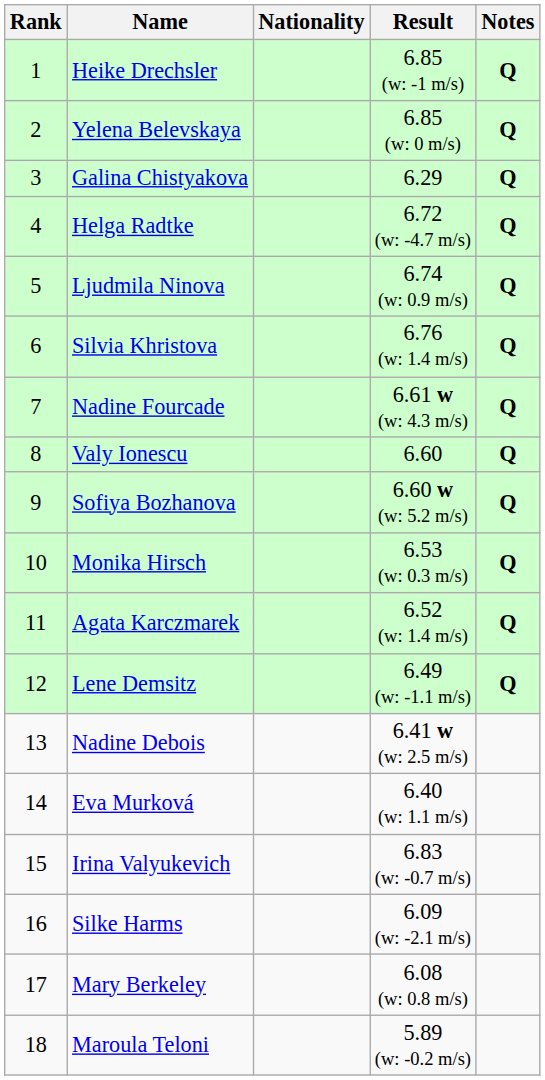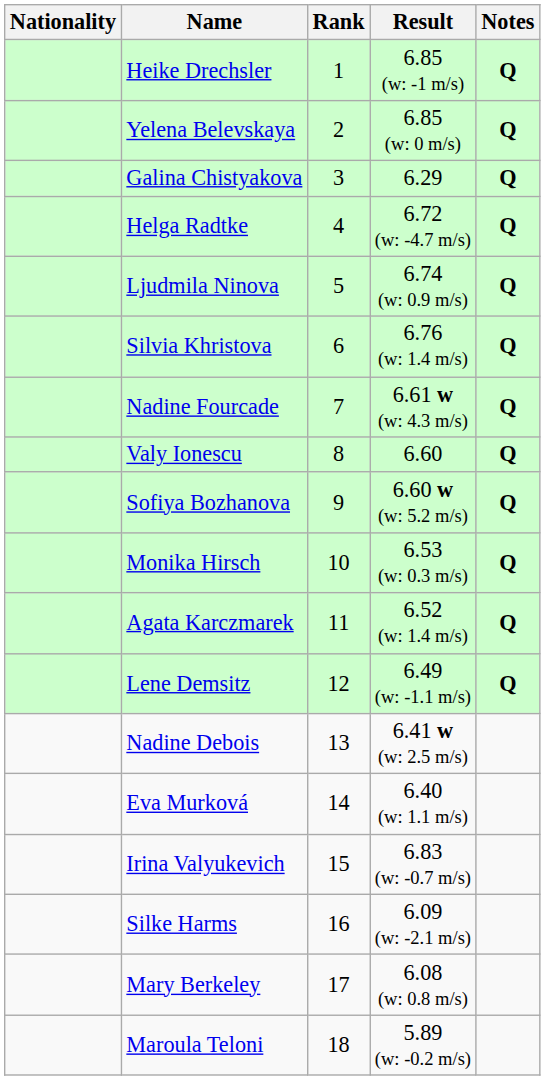columns swapped: (36, 22) <-> (311, 22)
